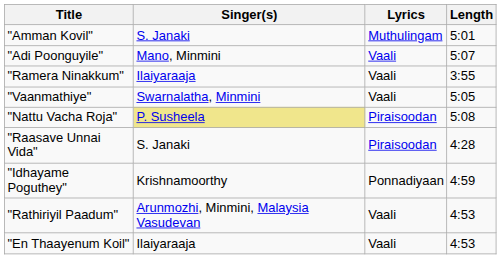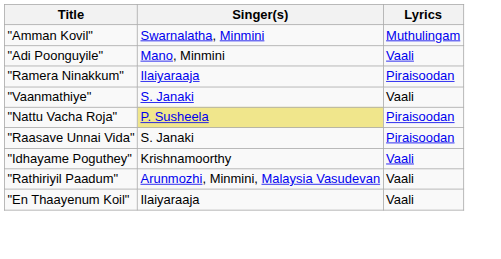- column: (471, 14)
(163, 35) S. Janaki -> (202, 35) Swarnalatha, Minmini
(382, 76) Vaali -> (420, 76) Piraisoodan
(198, 96) Swarnalatha, Minmini -> (167, 96) S. Janaki
(406, 180) Ponnadiyaan -> (400, 158) Vaali
